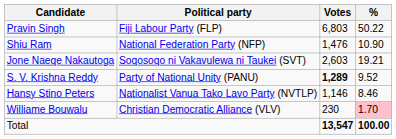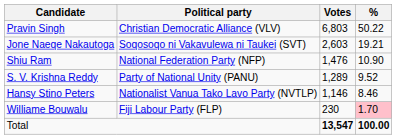(171, 28) Fiji Labour Party (FLP) -> (200, 28) Christian Democratic Alliance (VLV)
rows swapped: (60, 61) <-> (29, 45)
(335, 77) bold -> (335, 77) normal
(200, 110) Christian Democratic Alliance (VLV) -> (171, 110) Fiji Labour Party (FLP)
